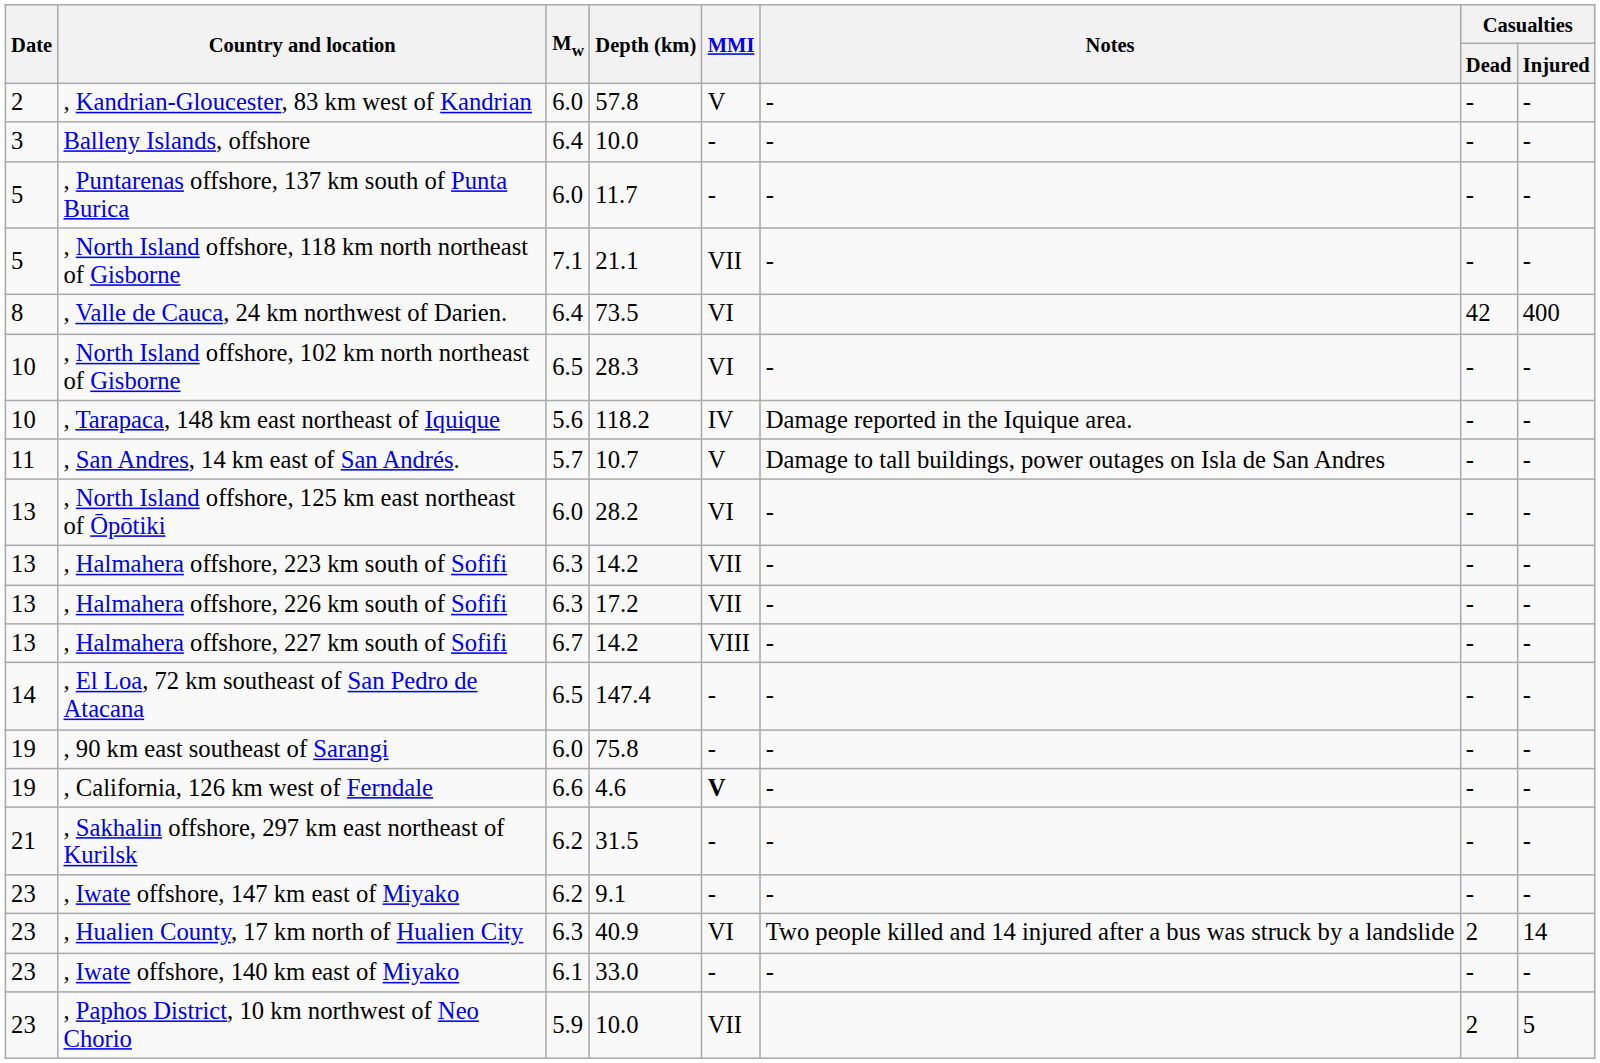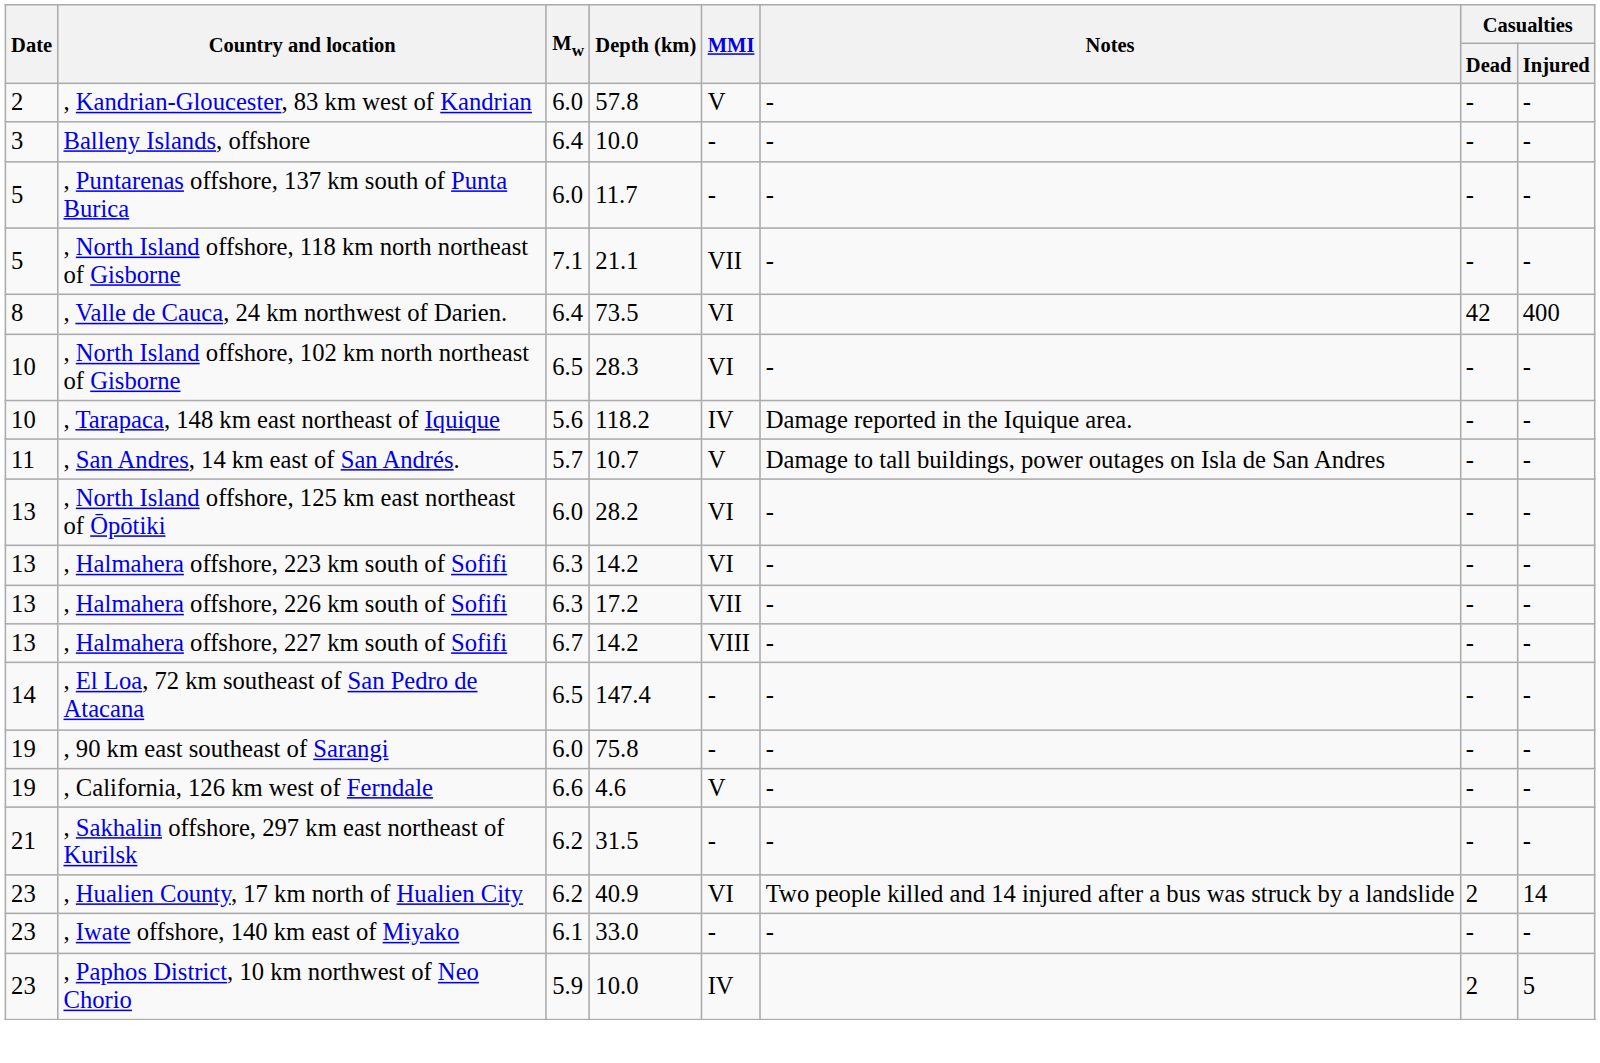(725, 564) VII -> (721, 564) VI
(717, 787) bold -> (717, 787) normal
- row: (261, 893)
(568, 932) 6.3 -> (568, 893) 6.2
(725, 1024) VII -> (721, 985) IV
